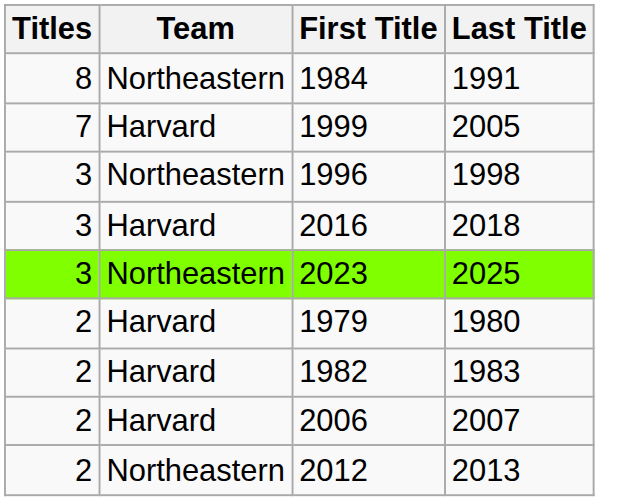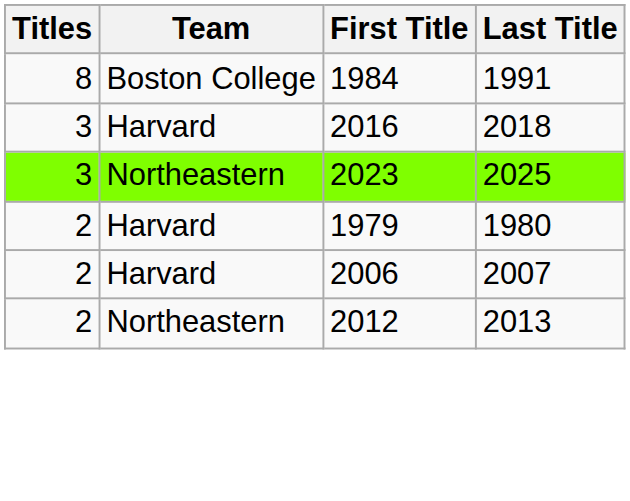(196, 77) Northeastern -> (211, 77) Boston College
- row: (334, 126)
- row: (334, 175)
- row: (334, 371)
